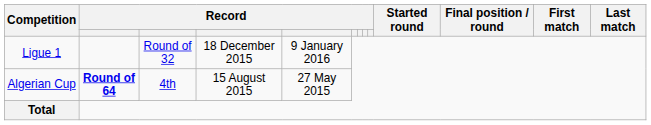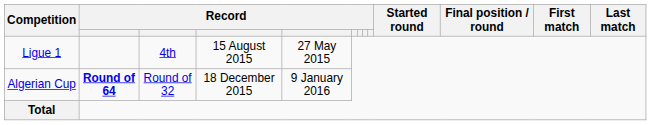(168, 52) Round of 32 -> (168, 52) 4th
(239, 52) 18 December 2015 -> (239, 52) 15 August 2015
(317, 52) 9 January 2016 -> (317, 52) 27 May 2015
(168, 84) 4th -> (168, 84) Round of 32
(239, 84) 15 August 2015 -> (239, 84) 18 December 2015
(317, 84) 27 May 2015 -> (317, 84) 9 January 2016
